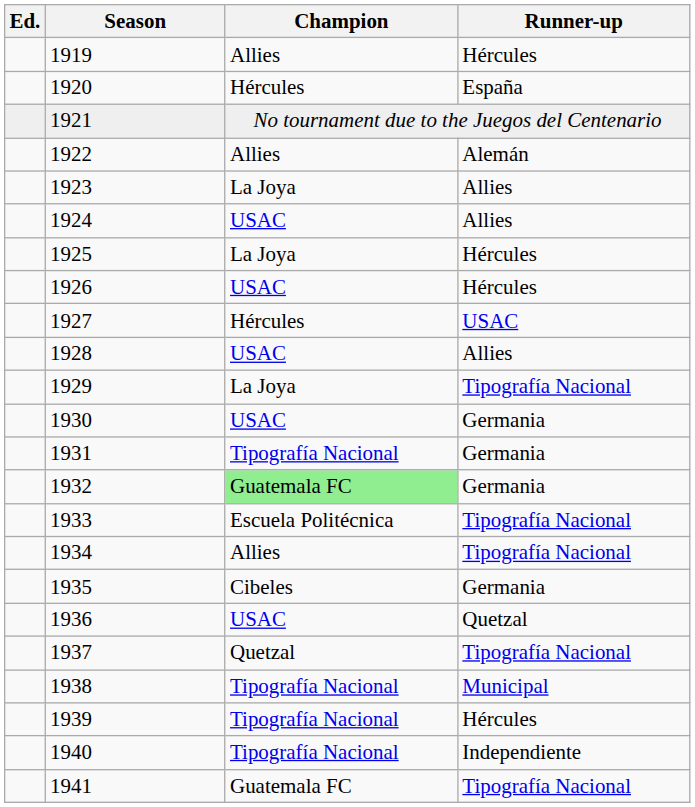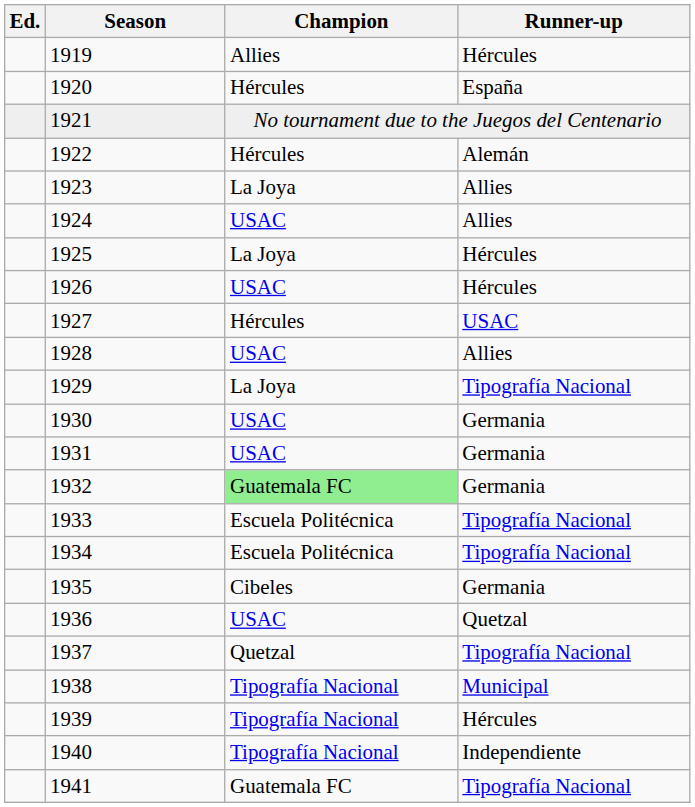(255, 154) Allies -> (267, 154) Hércules
(314, 453) Tipografía Nacional -> (258, 453) USAC
(255, 552) Allies -> (312, 552) Escuela Politécnica
